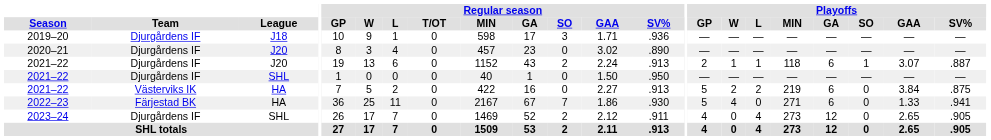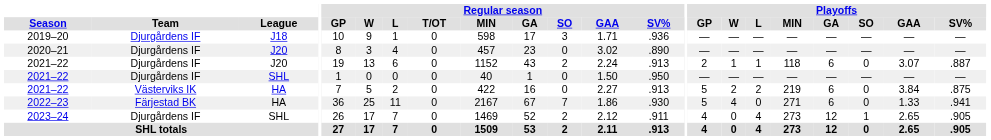(866, 63) 1 -> (866, 63) 0
(866, 116) 0 -> (866, 116) 1
